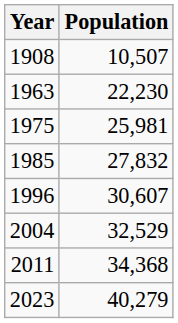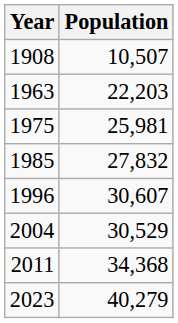(138, 91) 22,230 -> (138, 91) 22,203
(138, 230) 32,529 -> (138, 230) 30,529
